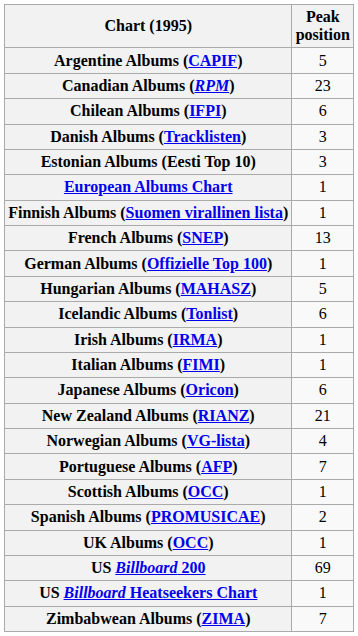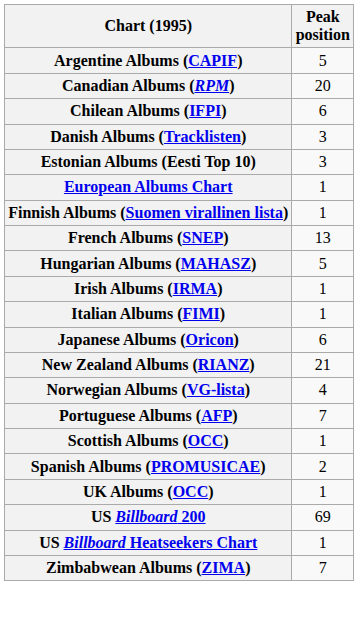(323, 85) 23 -> (323, 85) 20
- row: (148, 263)
- row: (148, 314)
